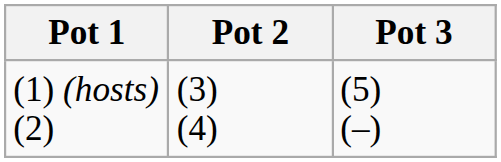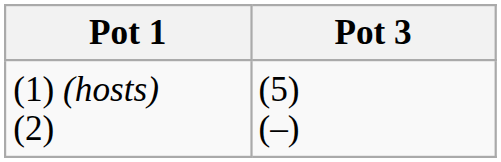- column: (250, 32)
